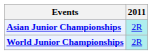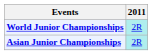rows swapped: (64, 27) <-> (65, 42)
